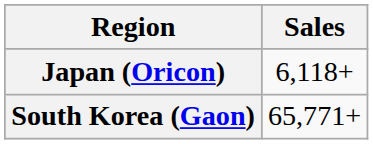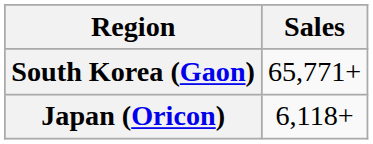rows swapped: (133, 71) <-> (133, 116)
